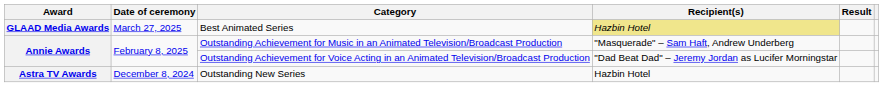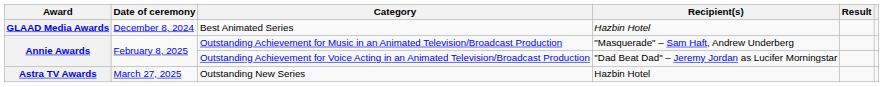(147, 27) March 27, 2025 -> (154, 27) December 8, 2024
(622, 27) khaki background -> (622, 27) no background
(154, 74) December 8, 2024 -> (147, 74) March 27, 2025
